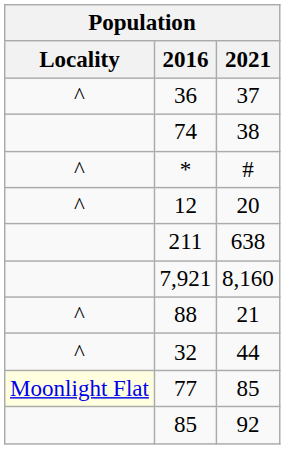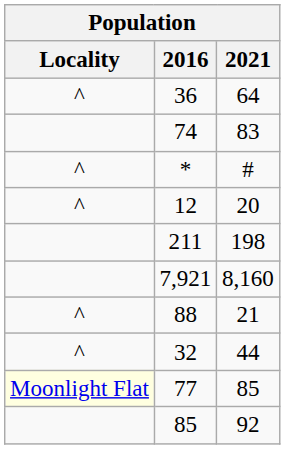(248, 95) 37 -> (248, 95) 64
(248, 132) 38 -> (248, 132) 83
(248, 242) 638 -> (248, 242) 198
